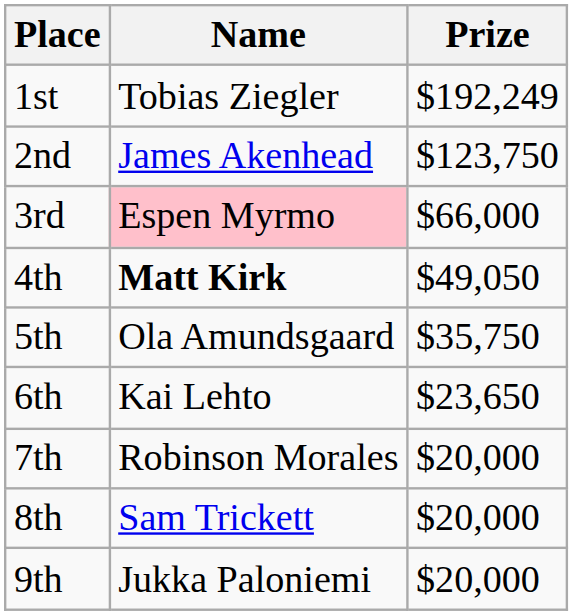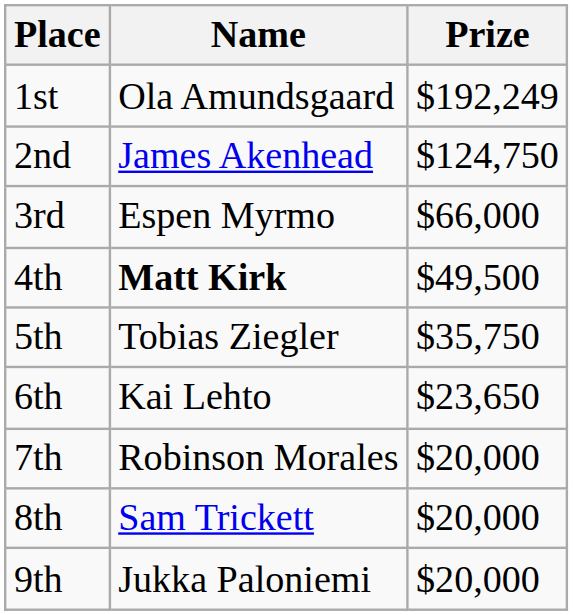(228, 95) Tobias Ziegler -> (256, 95) Ola Amundsgaard
(487, 155) $123,750 -> (487, 155) $124,750
(227, 215) pink background -> (227, 215) no background
(478, 276) $49,050 -> (478, 276) $49,500
(256, 336) Ola Amundsgaard -> (228, 336) Tobias Ziegler
